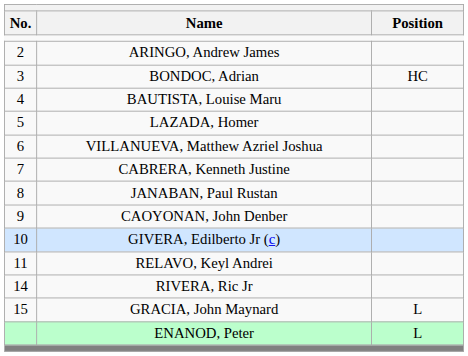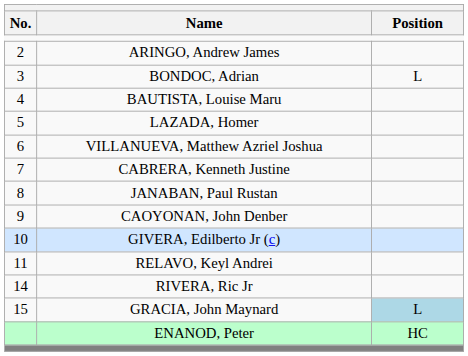(418, 76) HC -> (418, 76) L
(418, 309) no background -> (418, 309) lightblue background
(418, 333) L -> (418, 333) HC
